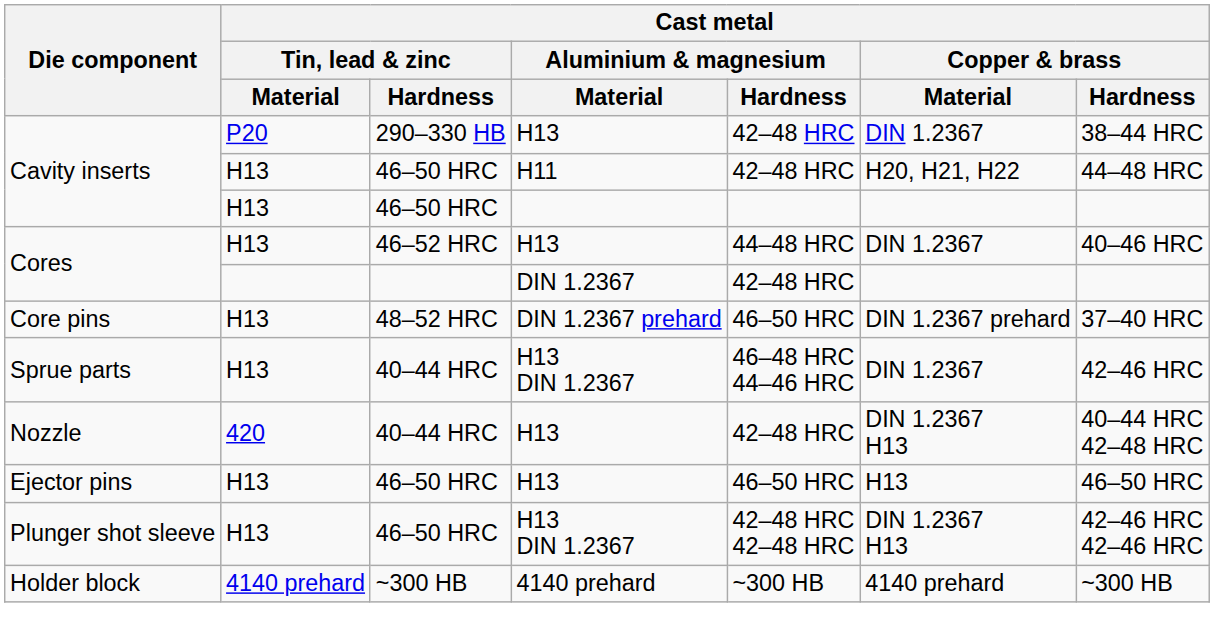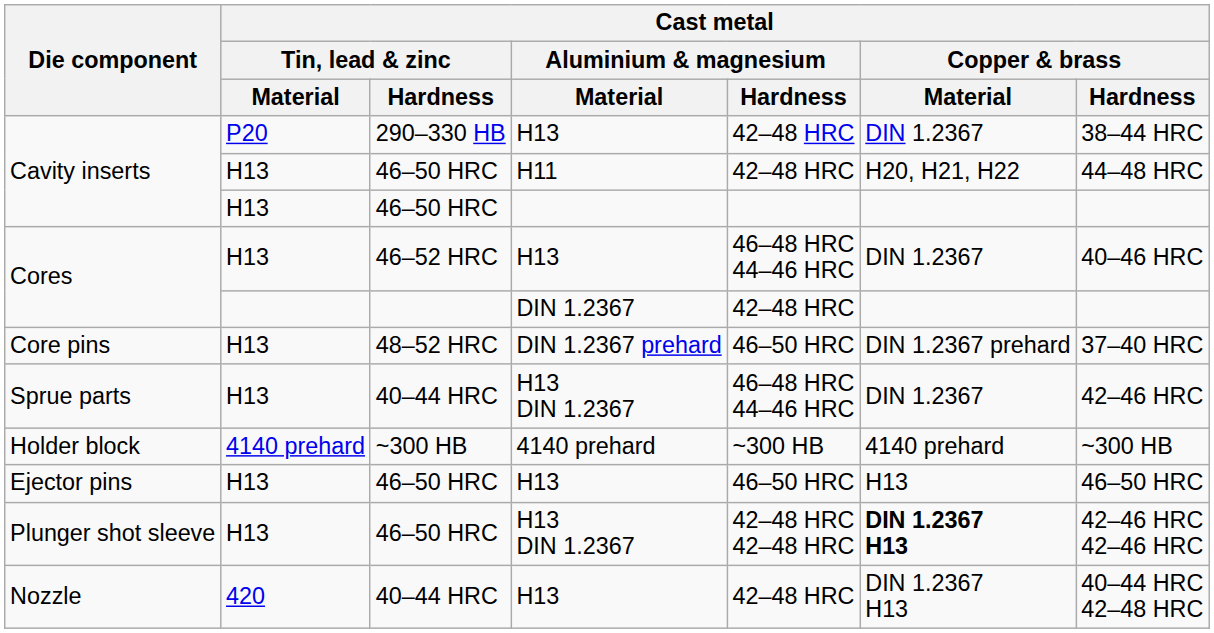(793, 245) 44–48 HRC -> (793, 258) 46–48 HRC 44–46 HRC
rows swapped: (46, 432) <-> (75, 583)
(924, 533) normal -> (924, 533) bold
